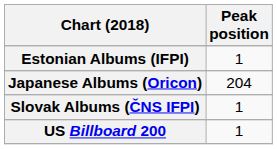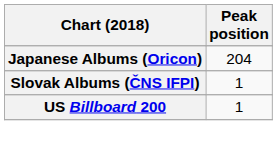- row: (105, 58)
